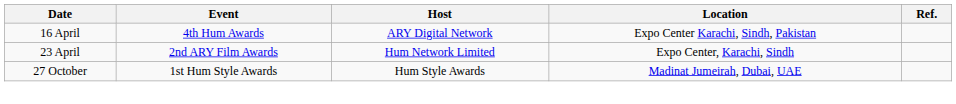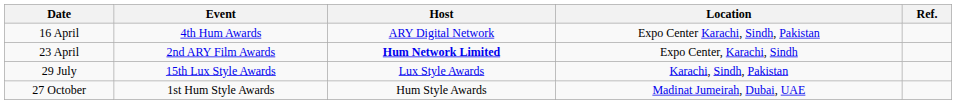(440, 52) normal -> (441, 52) bold
+ row: (59, 71)
